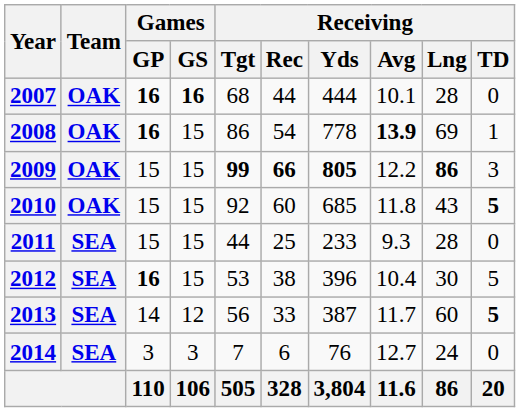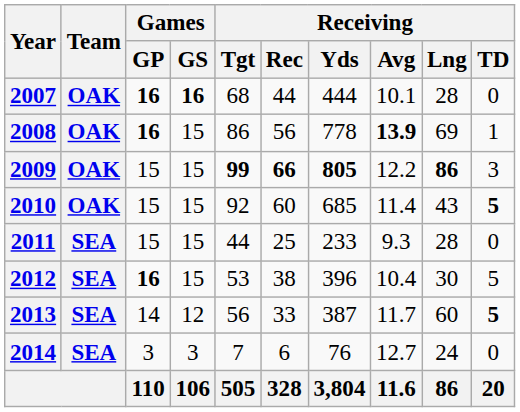(284, 132) 54 -> (284, 132) 56
(396, 205) 11.8 -> (396, 205) 11.4
